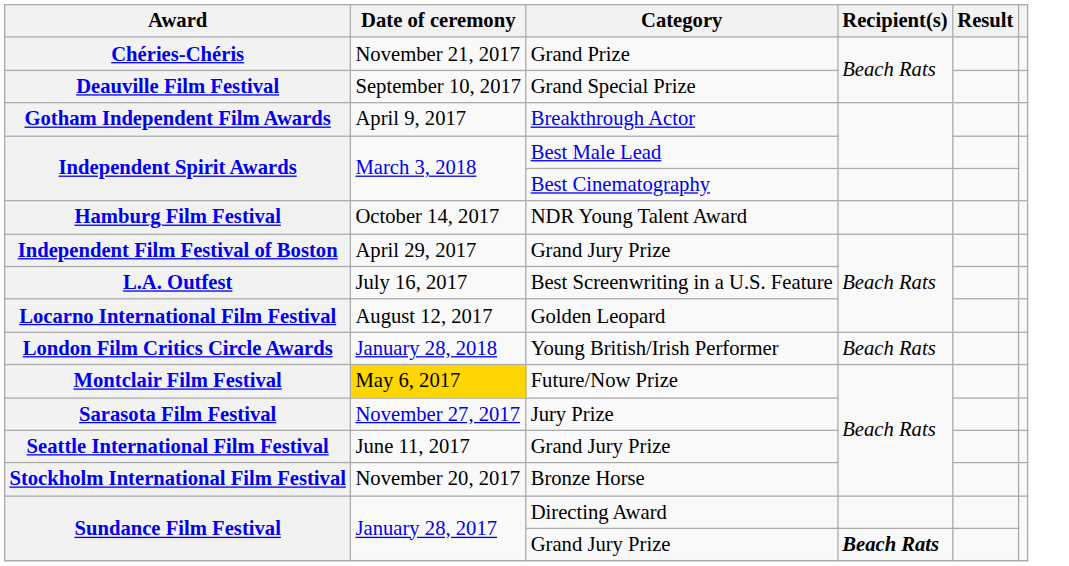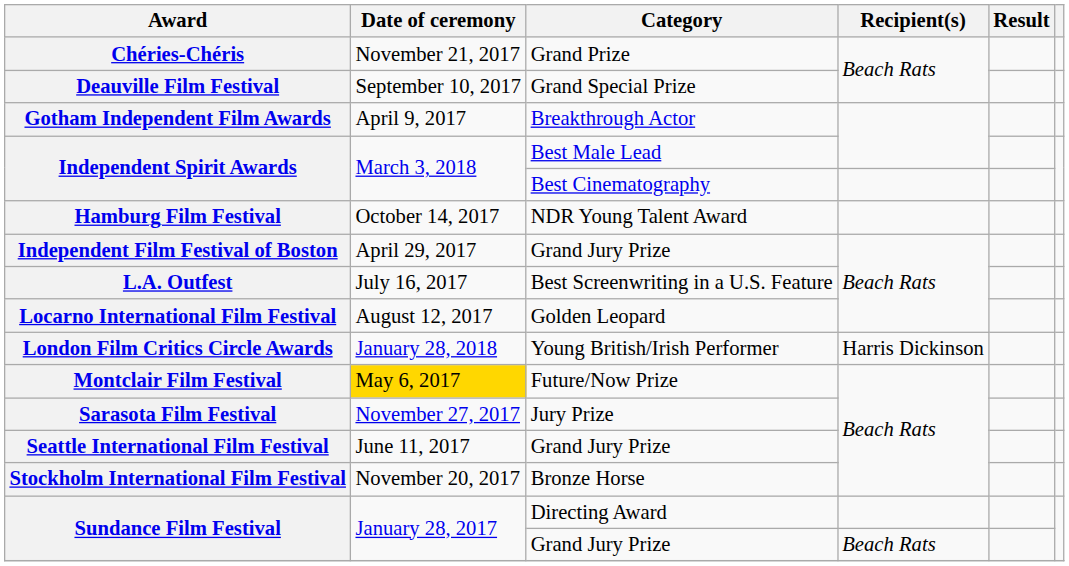(889, 348) Beach Rats -> (913, 348) Harris Dickinson
(891, 544) bold -> (889, 544) normal
